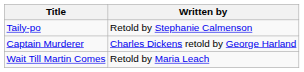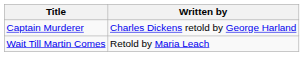- row: (24, 28)
